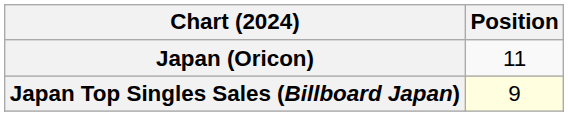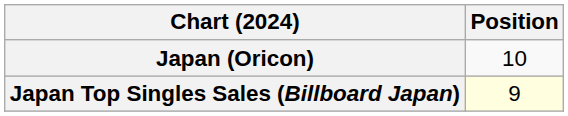(515, 57) 11 -> (515, 57) 10
